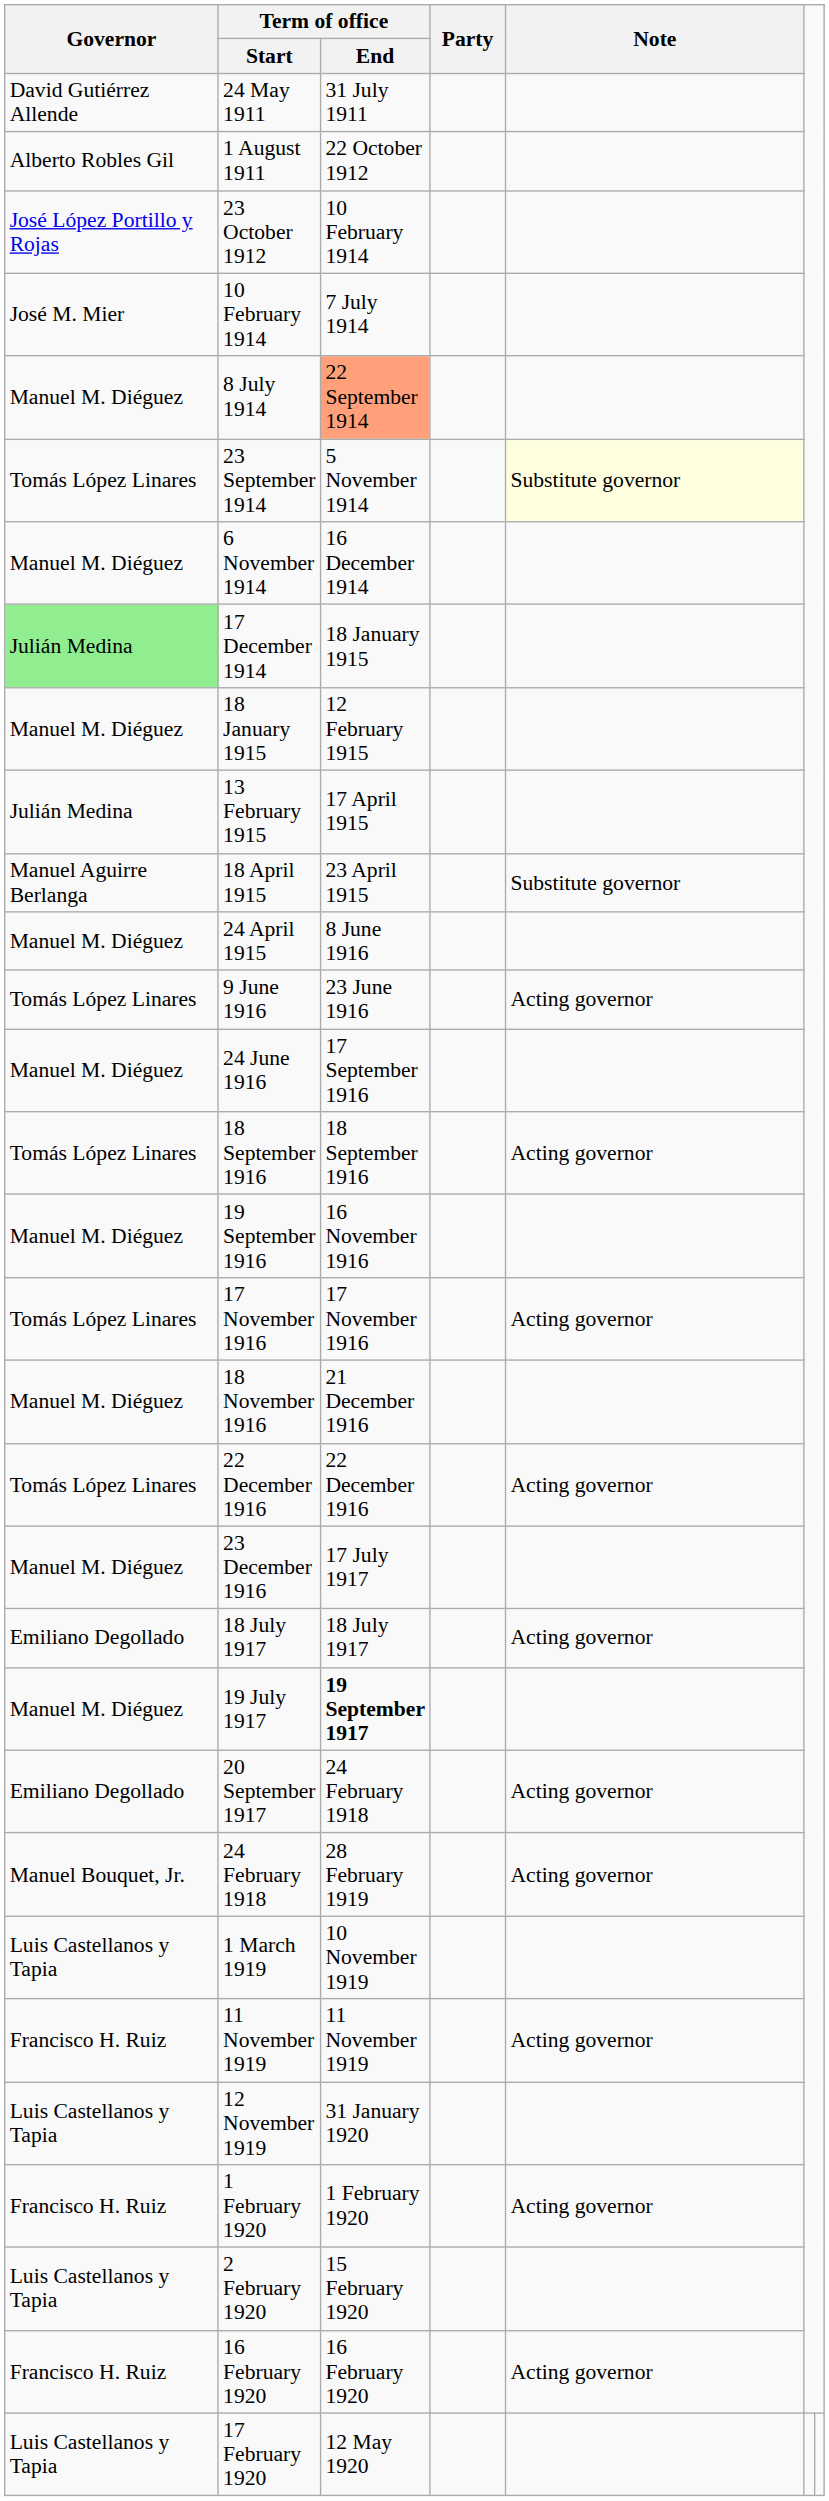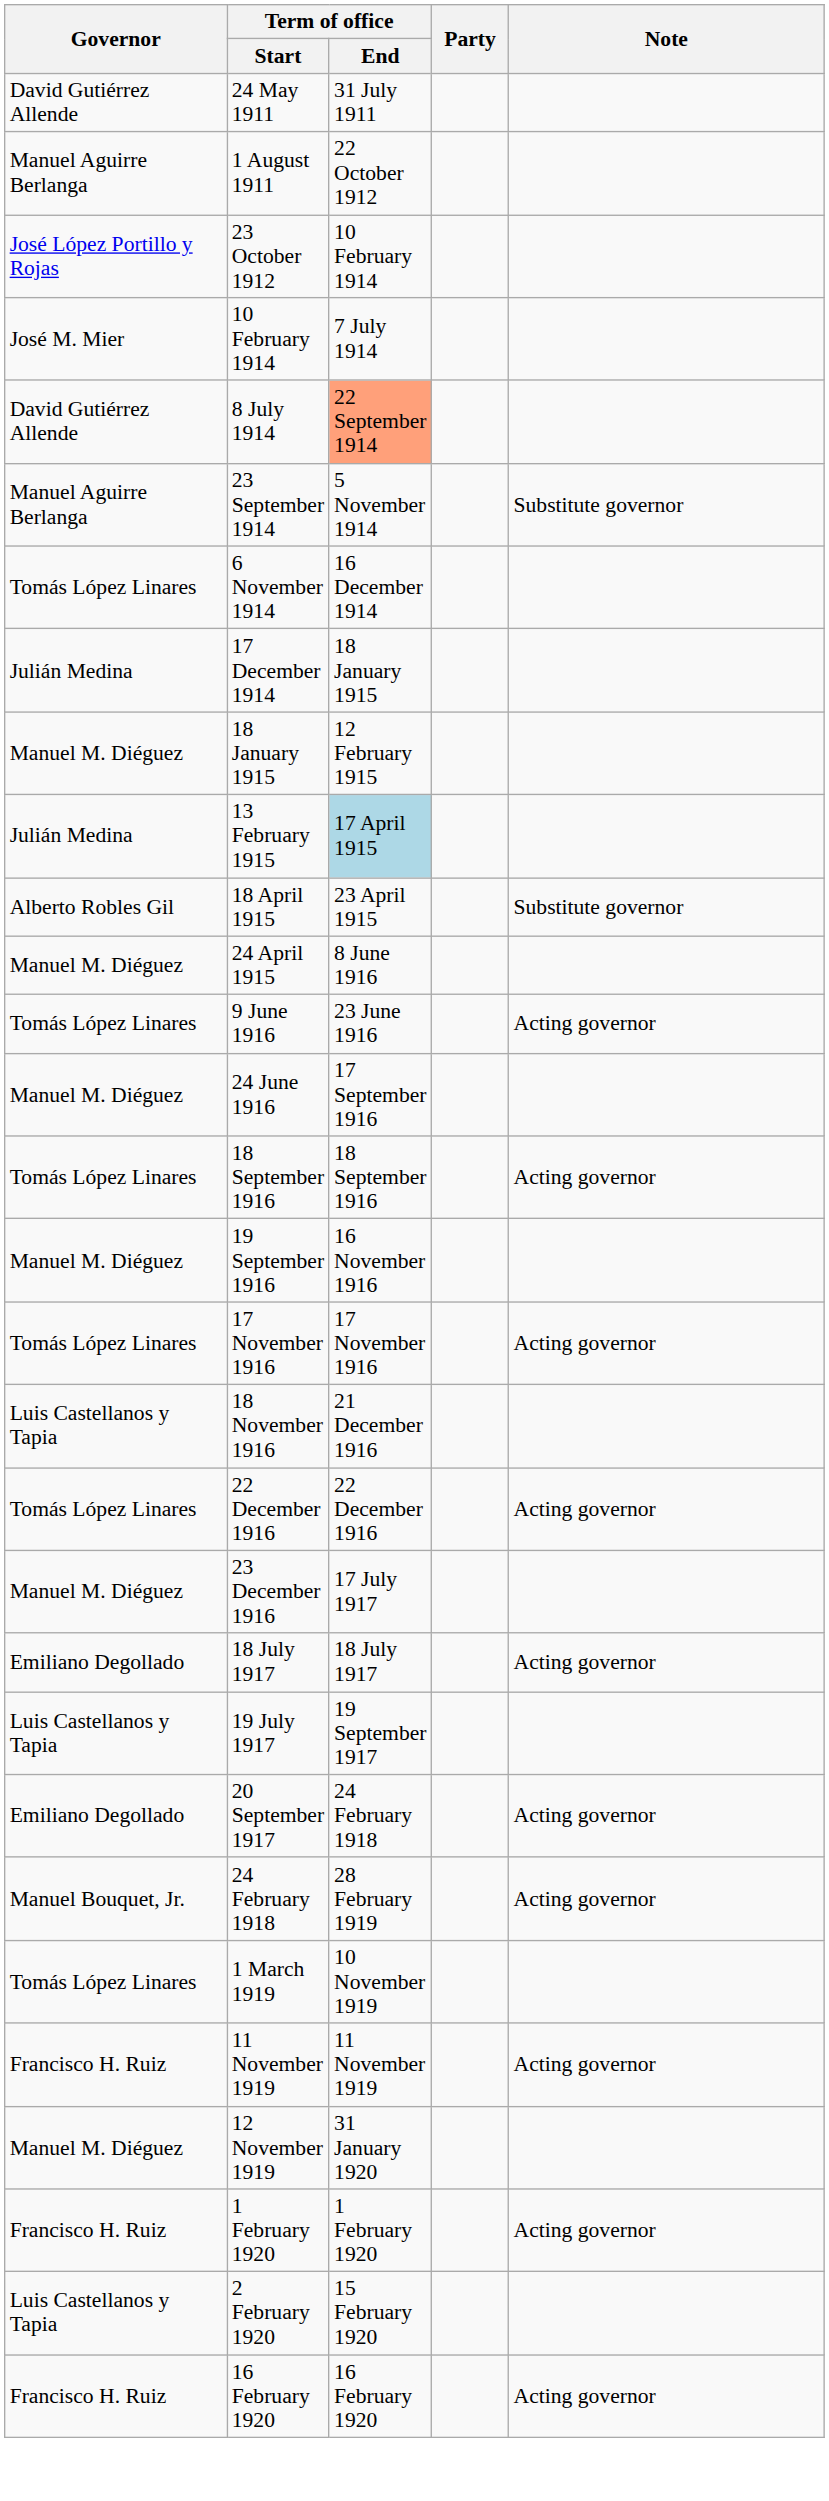(92, 160) Alberto Robles Gil -> (78, 172) Manuel Aguirre Berlanga
(96, 397) Manuel M. Diéguez -> (80, 421) David Gutiérrez Allende
(103, 480) Tomás López Linares -> (78, 504) Manuel Aguirre Berlanga
(595, 480) lightyellow background -> (598, 504) no background
(96, 562) Manuel M. Diéguez -> (103, 587) Tomás López Linares
(71, 645) lightgreen background -> (71, 670) no background
(361, 811) no background -> (370, 835) lightblue background
(78, 882) Manuel Aguirre Berlanga -> (92, 906) Alberto Robles Gil
(96, 1401) Manuel M. Diéguez -> (89, 1425) Luis Castellanos y Tapia
(96, 1708) Manuel M. Diéguez -> (89, 1732) Luis Castellanos y Tapia
(375, 1708) bold -> (380, 1732) normal
(89, 1957) Luis Castellanos y Tapia -> (103, 1981) Tomás López Linares
(89, 2122) Luis Castellanos y Tapia -> (96, 2147) Manuel M. Diéguez
- row: (262, 2454)
